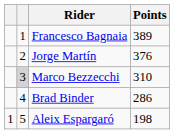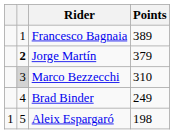(23, 56) normal -> (23, 56) bold
(143, 56) 376 -> (143, 56) 379
(143, 98) 286 -> (143, 98) 249
